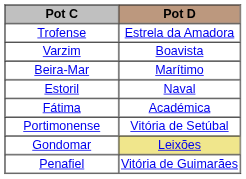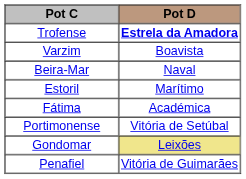(180, 32) normal -> (179, 32) bold
(179, 70) Marítimo -> (179, 70) Naval
(179, 89) Naval -> (179, 89) Marítimo
